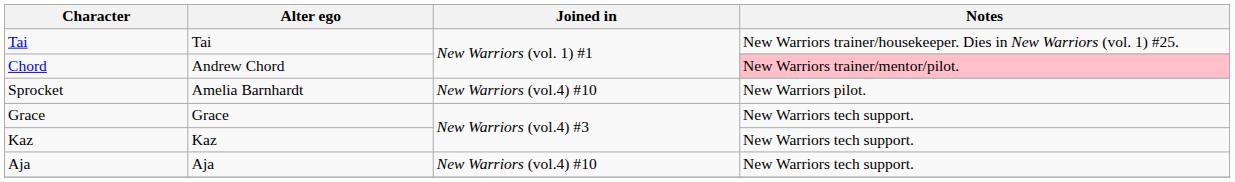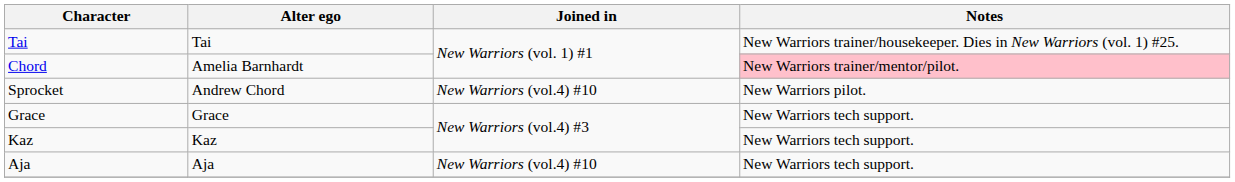(238, 66) Andrew Chord -> (248, 66) Amelia Barnhardt
(248, 90) Amelia Barnhardt -> (238, 90) Andrew Chord
